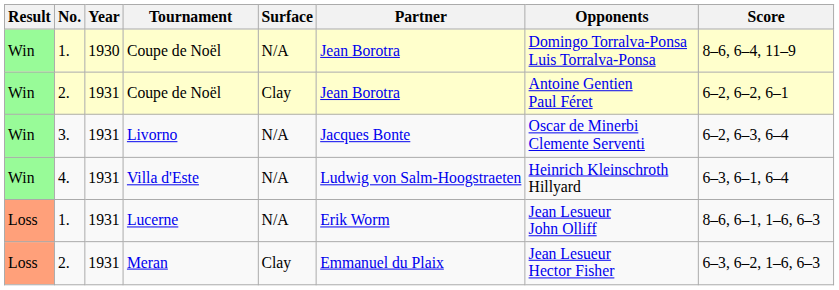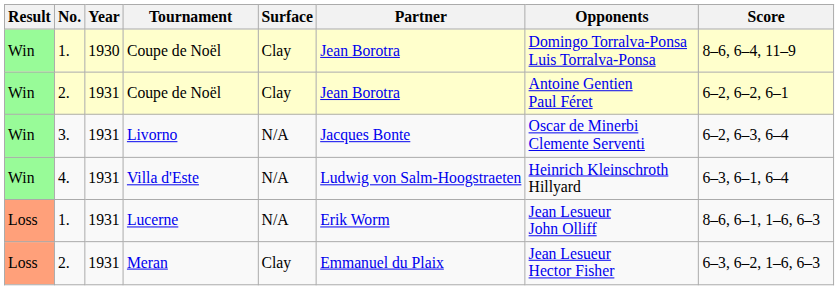(275, 50) N/A -> (276, 50) Clay
